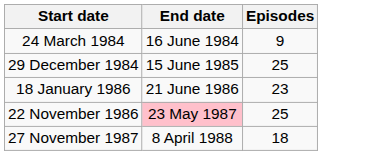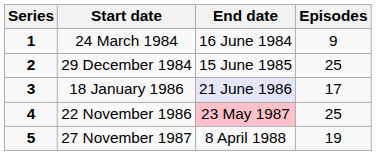+ column: (31, 16)
(192, 89) no background -> (246, 89) lavender background
(280, 89) 23 -> (333, 89) 17
(280, 138) 18 -> (333, 138) 19
